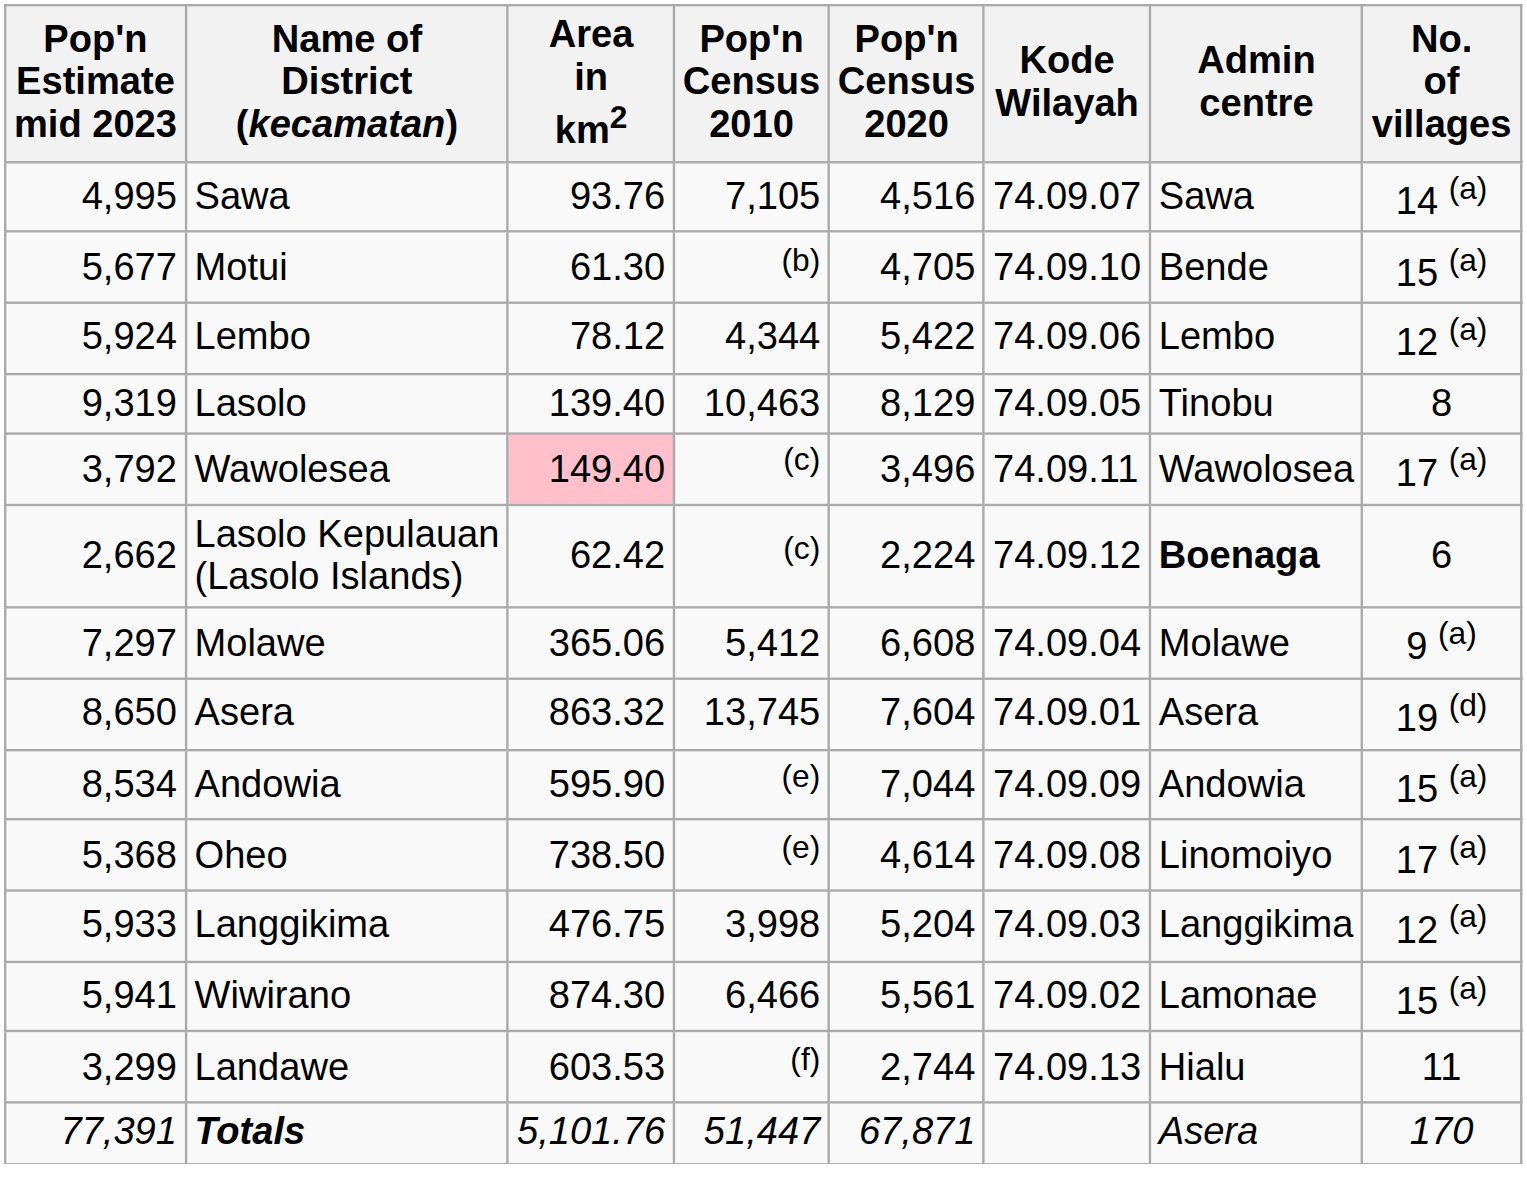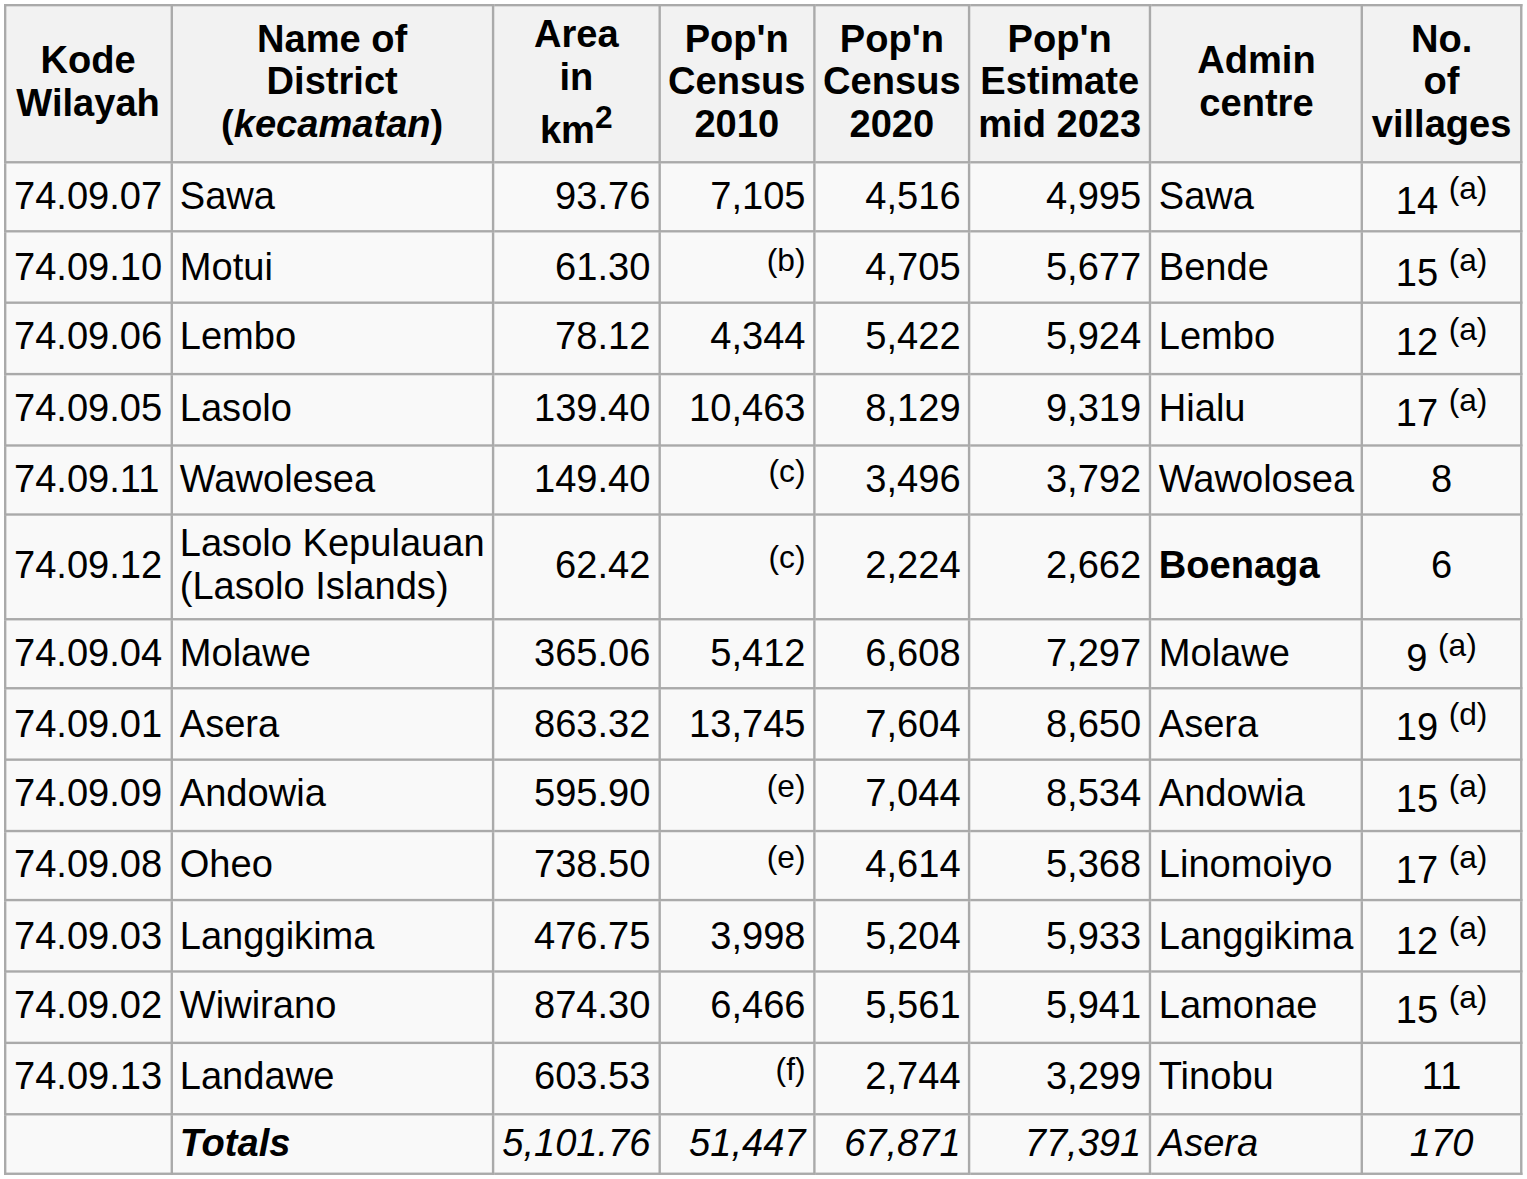columns swapped: (1067, 82) <-> (95, 82)
(1216, 403) Tinobu -> (1202, 408) Hialu
(1442, 403) 8 -> (1442, 408) 17 (a)
(607, 468) pink background -> (592, 478) no background
(1442, 468) 17 (a) -> (1442, 478) 8
(1202, 1066) Hialu -> (1216, 1077) Tinobu
